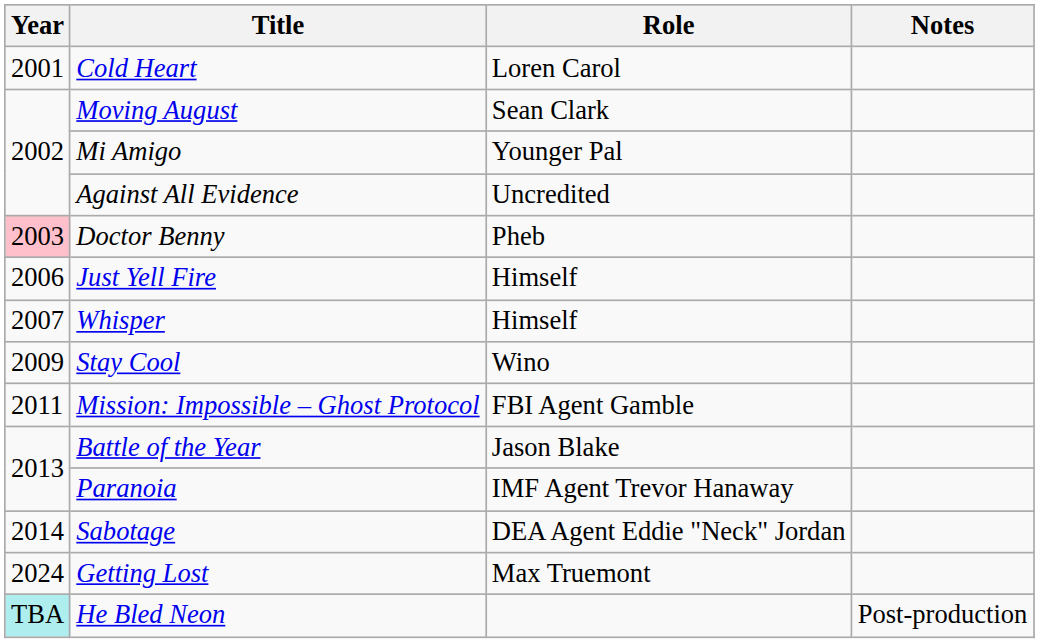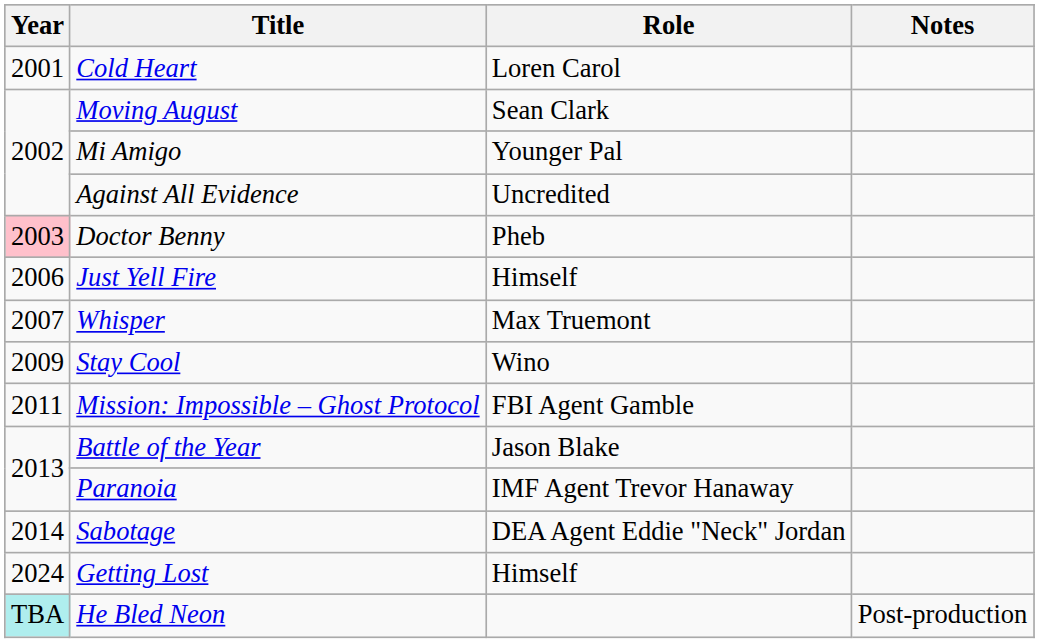(535, 320) Himself -> (571, 320) Max Truemont
(571, 573) Max Truemont -> (535, 573) Himself
